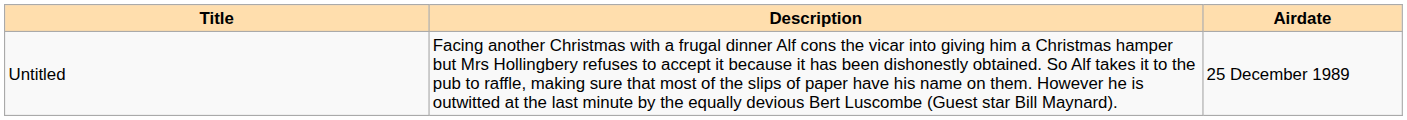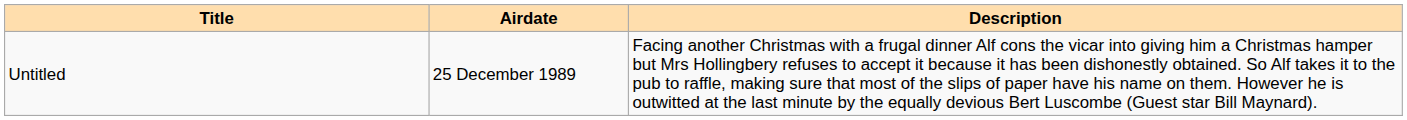columns swapped: (1302, 18) <-> (816, 18)
